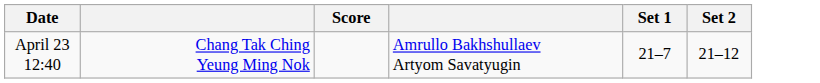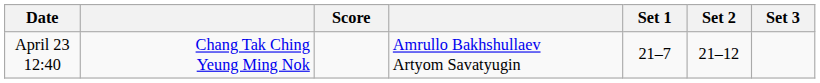+ column: (783, 18)
